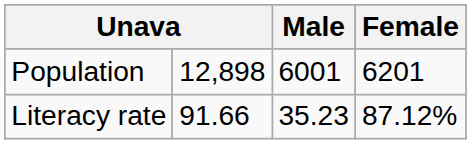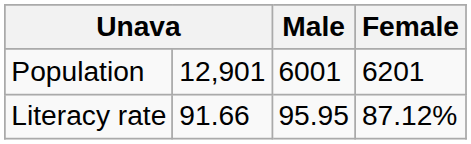(222, 71) 12,898 -> (222, 71) 12,901
(314, 116) 35.23 -> (314, 116) 95.95
